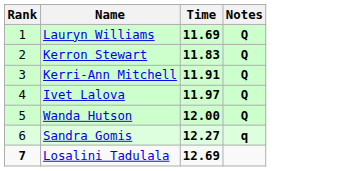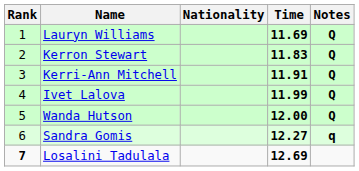+ column: (224, 15)
(201, 95) 11.97 -> (289, 95) 11.99
